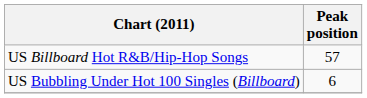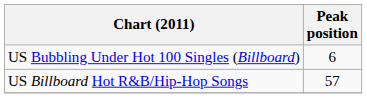rows swapped: (154, 81) <-> (128, 57)
